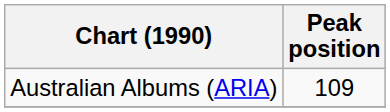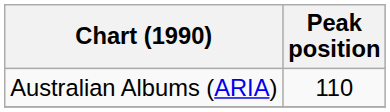(334, 87) 109 -> (334, 87) 110
